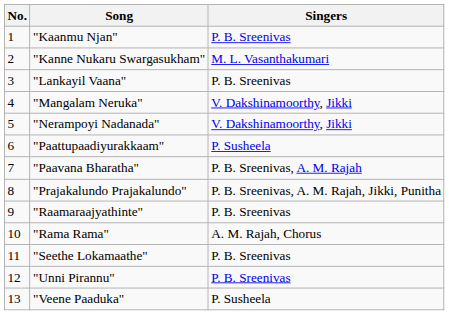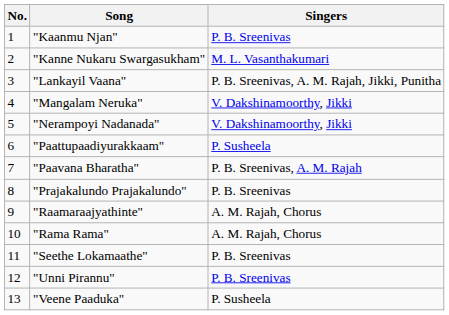(251, 81) P. B. Sreenivas -> (326, 81) P. B. Sreenivas, A. M. Rajah, Jikki, Punitha
(326, 190) P. B. Sreenivas, A. M. Rajah, Jikki, Punitha -> (251, 190) P. B. Sreenivas
(251, 211) P. B. Sreenivas -> (266, 211) A. M. Rajah, Chorus
